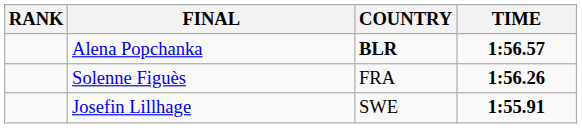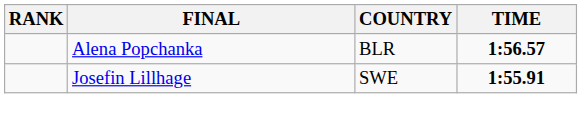(378, 48) bold -> (377, 48) normal
- row: (129, 78)
